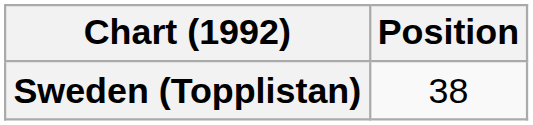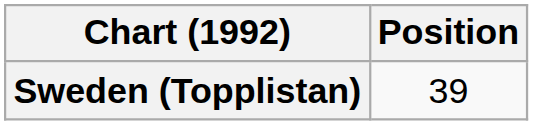(448, 89) 38 -> (448, 89) 39
